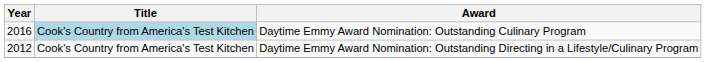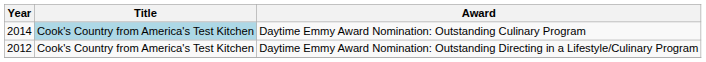(19, 31) 2016 -> (19, 31) 2014
